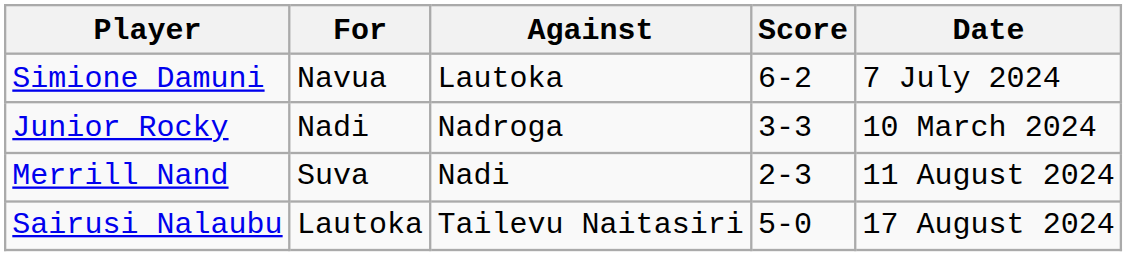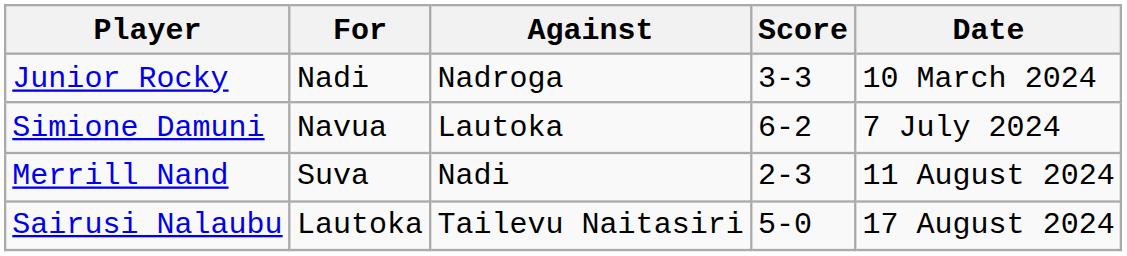rows swapped: (120, 128) <-> (138, 79)
